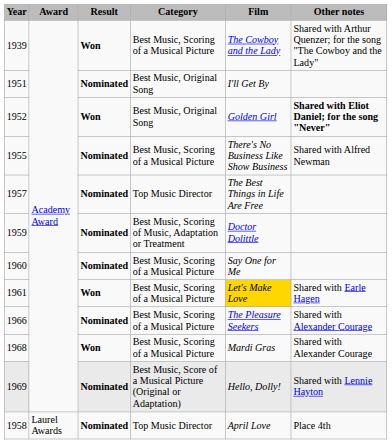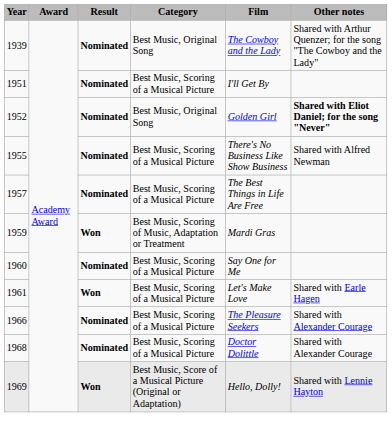(91, 45) Won -> (104, 45) Nominated
(174, 45) Best Music, Scoring of a Musical Picture -> (175, 45) Best Music, Original Song
(175, 84) Best Music, Original Song -> (174, 84) Best Music, Scoring of a Musical Picture
(91, 117) Won -> (104, 117) Nominated
(172, 194) Top Music Director -> (174, 194) Best Music, Scoring of a Musical Picture
(104, 233) Nominated -> (91, 233) Won
(243, 233) Doctor Dolittle -> (251, 233) Mardi Gras
(250, 293) gold background -> (250, 293) no background
(91, 348) Won -> (104, 348) Nominated
(251, 348) Mardi Gras -> (243, 348) Doctor Dolittle
(104, 386) Nominated -> (91, 386) Won
- row: (17, 425)
